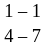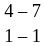rows swapped: (23, 11) <-> (23, 36)
